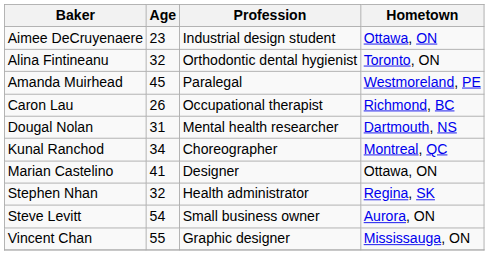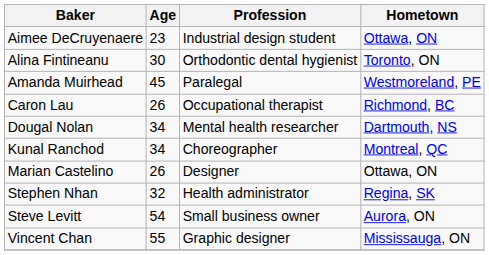(157, 60) 32 -> (157, 60) 30
(157, 127) 31 -> (157, 127) 34
(157, 171) 41 -> (157, 171) 26
